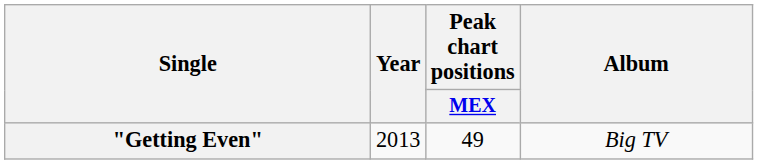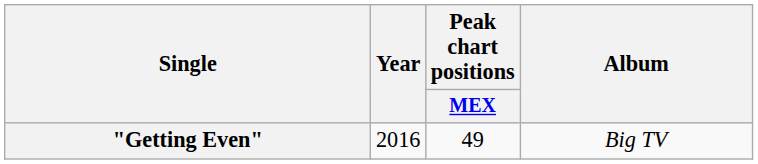(398, 140) 2013 -> (398, 140) 2016
